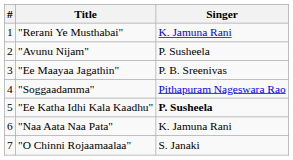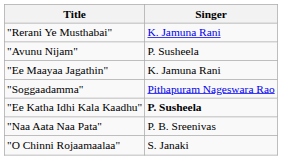- column: (10, 14)
(193, 70) P. B. Sreenivas -> (184, 70) K. Jamuna Rani
(195, 126) K. Jamuna Rani -> (182, 126) P. B. Sreenivas
